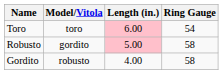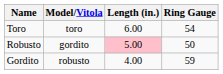(133, 28) pink background -> (133, 28) no background
(190, 45) 58 -> (190, 45) 50
(190, 61) 58 -> (190, 61) 59
